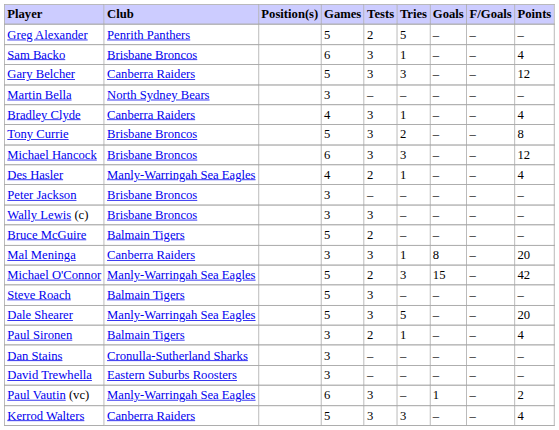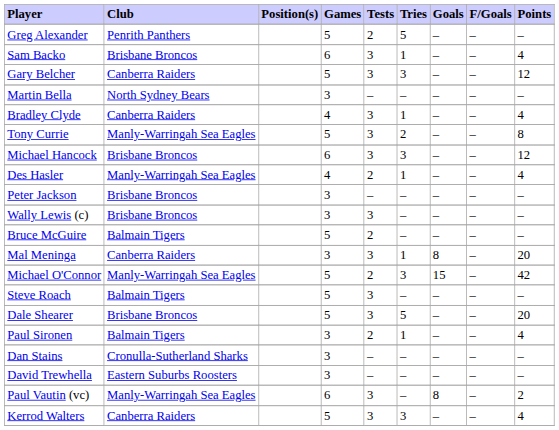(152, 134) Brisbane Broncos -> (181, 134) Manly-Warringah Sea Eagles
(181, 315) Manly-Warringah Sea Eagles -> (152, 315) Brisbane Broncos
(436, 395) 1 -> (436, 395) 8
